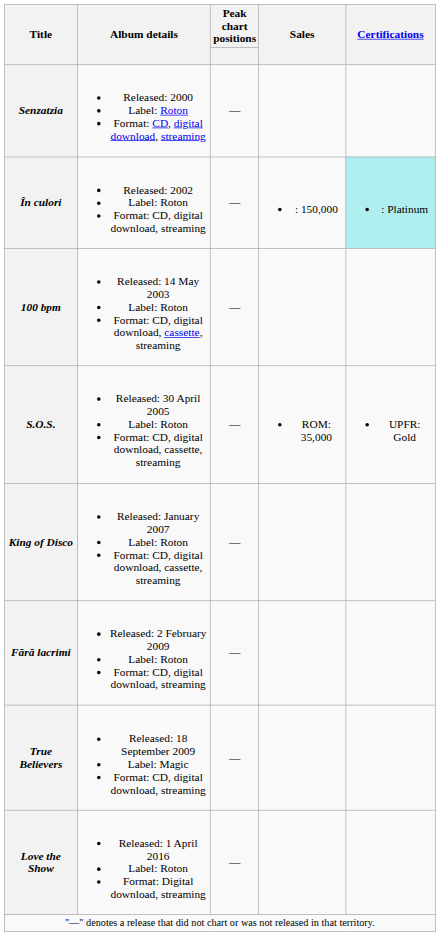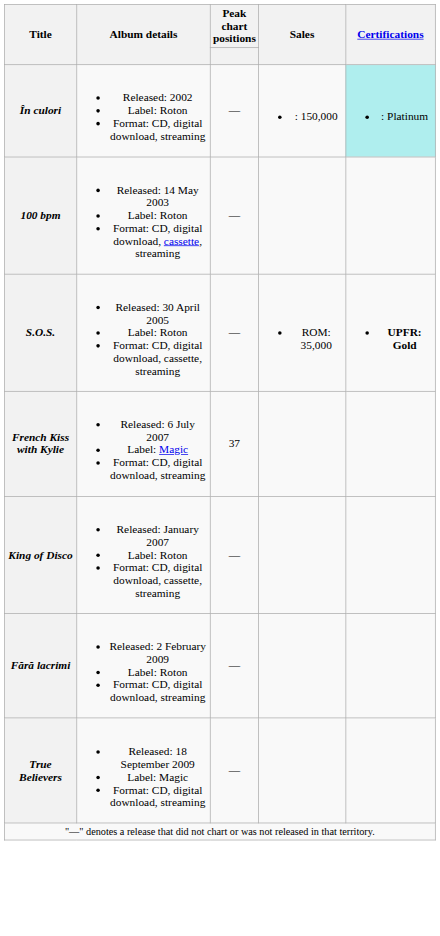- row: (41, 110)
(390, 431) normal -> (390, 339) bold
+ row: (41, 443)
- row: (41, 862)
